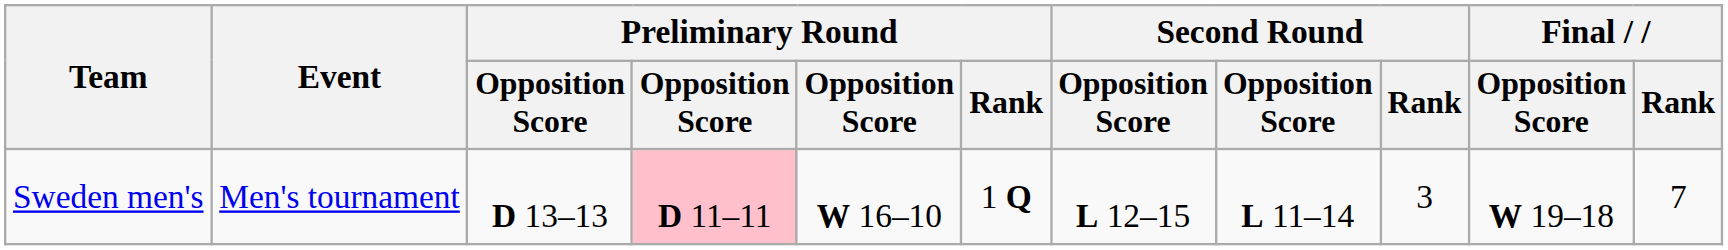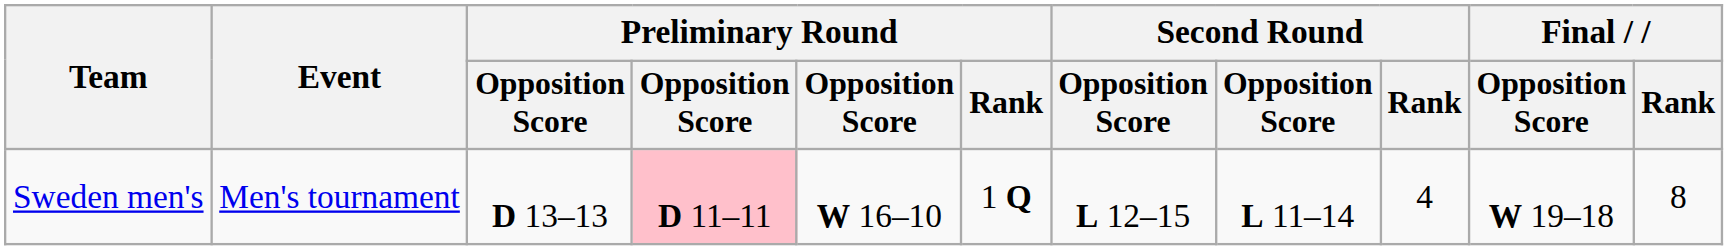(1425, 196) 3 -> (1425, 196) 4
(1678, 196) 7 -> (1678, 196) 8
